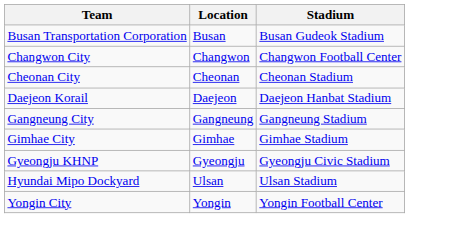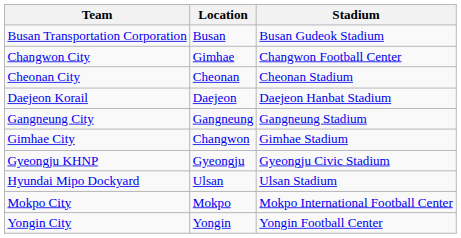(221, 56) Changwon -> (214, 56) Gimhae
(214, 139) Gimhae -> (221, 139) Changwon
+ row: (39, 202)
